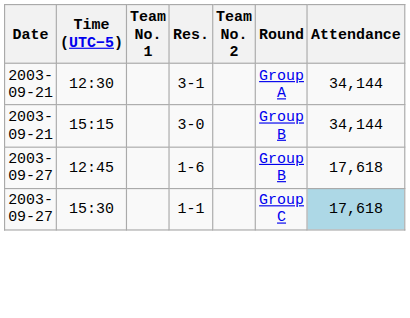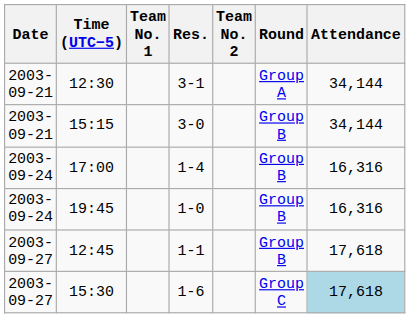+ row: (92, 167)
+ row: (92, 209)
(191, 167) 1-6 -> (191, 251) 1-1
(191, 209) 1-1 -> (191, 292) 1-6
